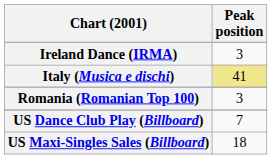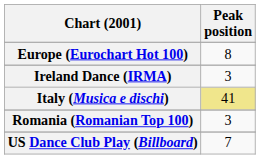+ row: (103, 53)
- row: (108, 143)
